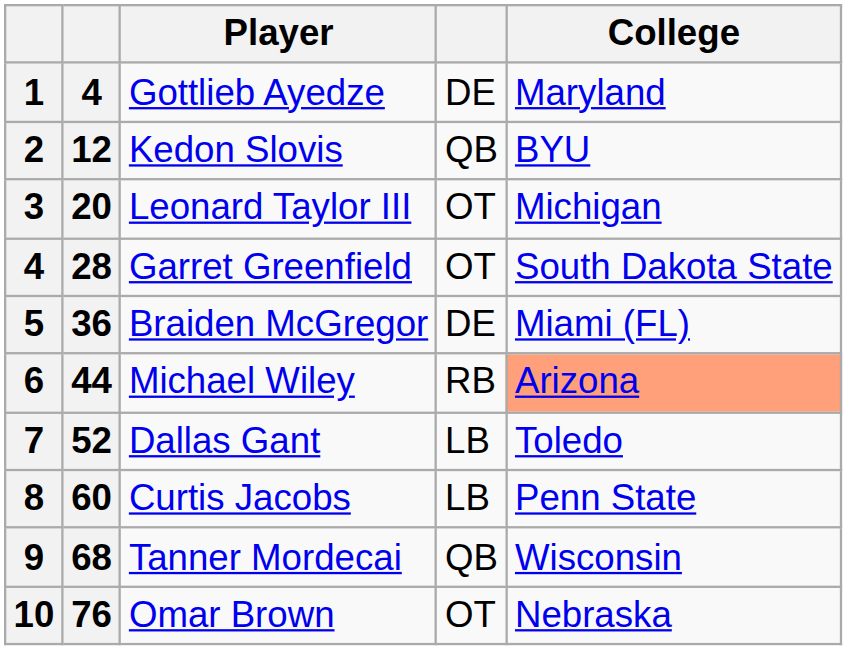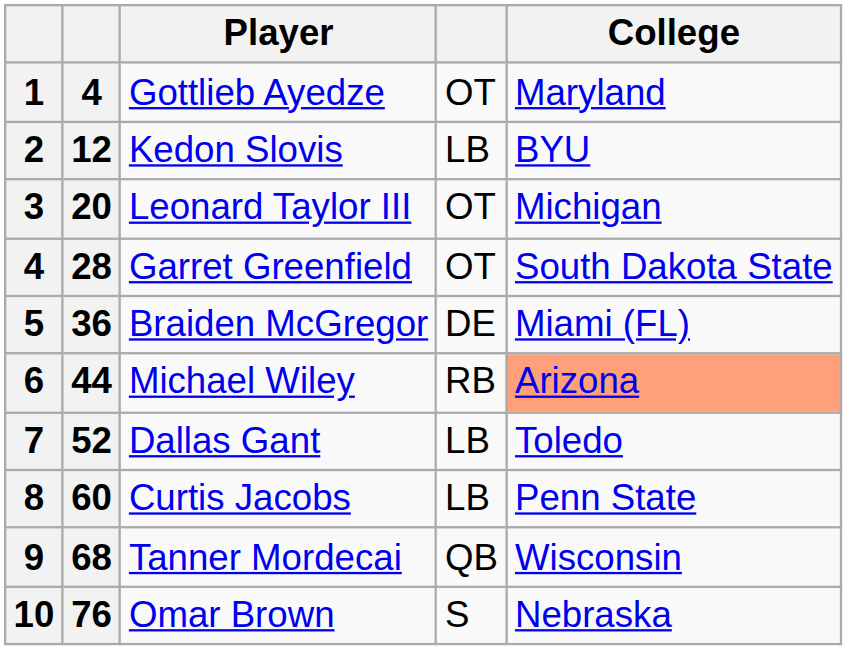(471, 91) DE -> (471, 91) OT
(472, 149) QB -> (468, 149) LB
(471, 614) OT -> (457, 614) S
